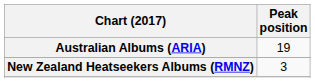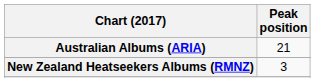(284, 47) 19 -> (284, 47) 21
